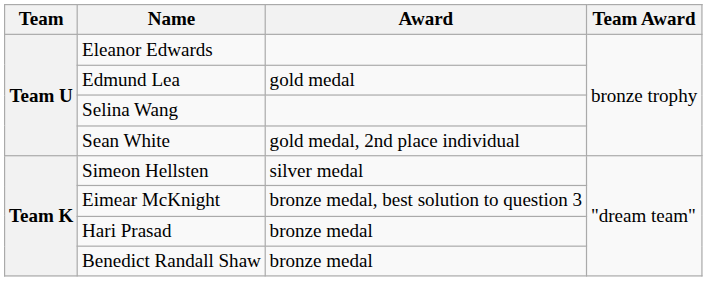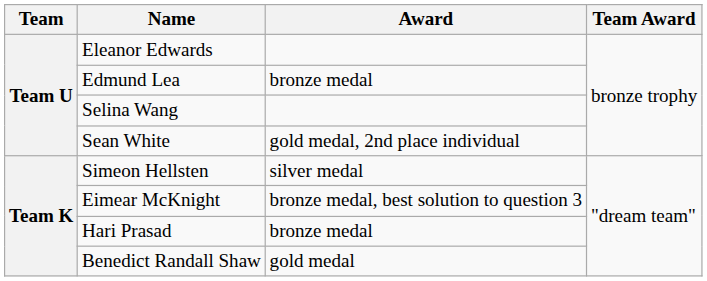(312, 79) gold medal -> (321, 79) bronze medal
(321, 261) bronze medal -> (312, 261) gold medal
